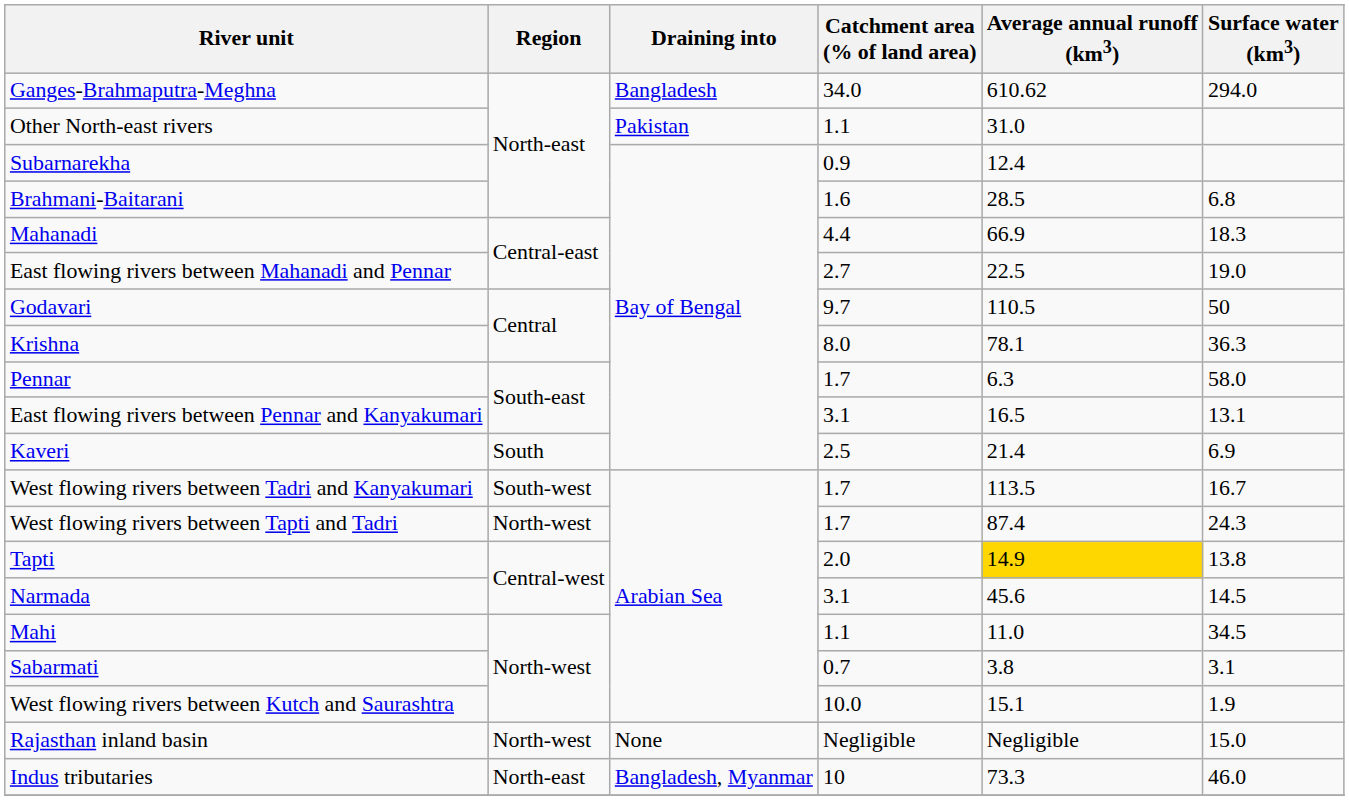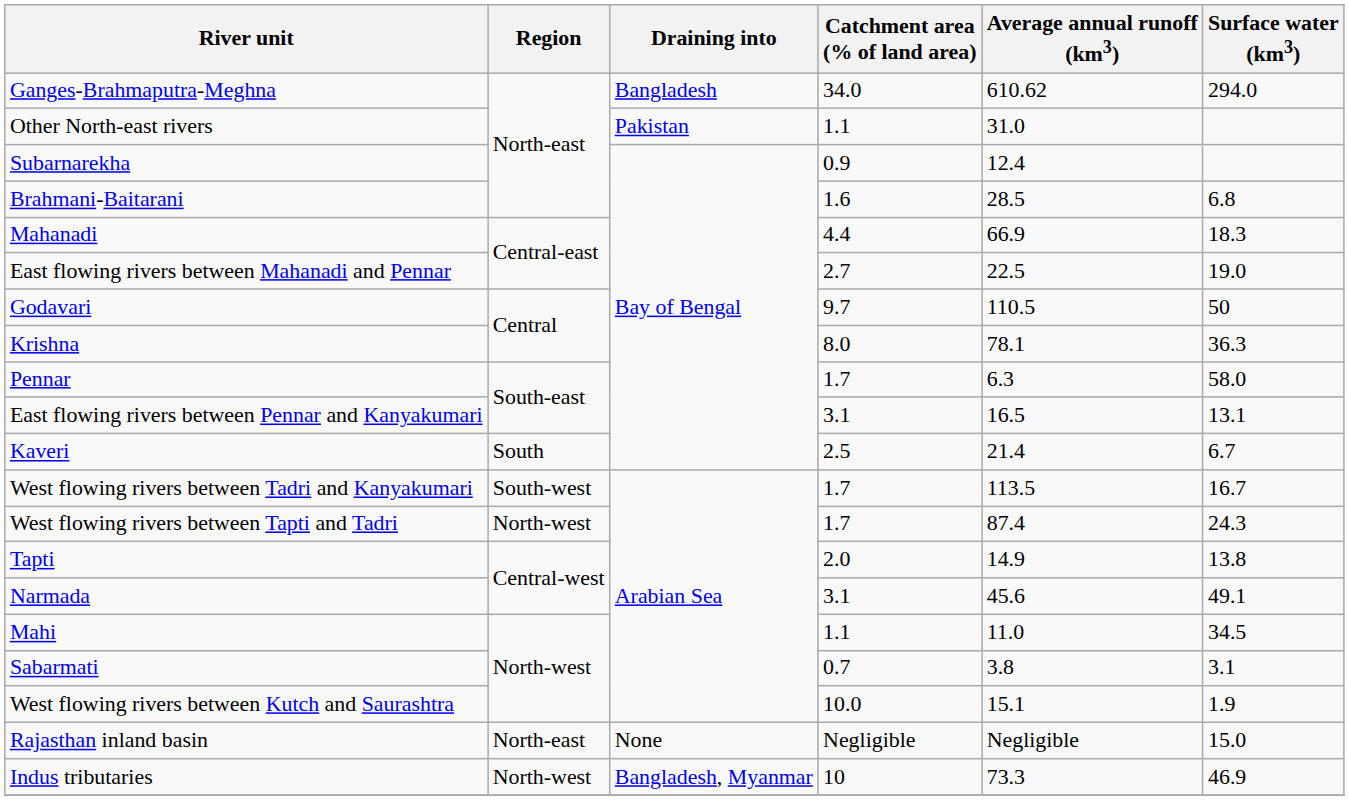(1222, 451) 6.9 -> (1222, 451) 6.7
(1006, 559) gold background -> (1006, 559) no background
(1227, 596) 14.5 -> (1227, 596) 49.1
(542, 740) North-west -> (539, 740) North-east
(539, 776) North-east -> (542, 776) North-west
(1227, 776) 46.0 -> (1227, 776) 46.9
